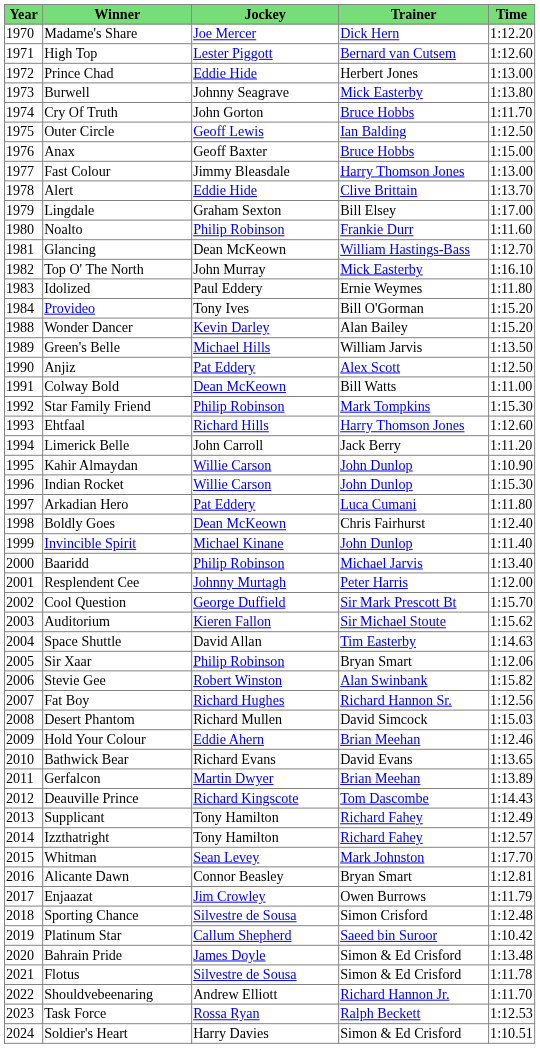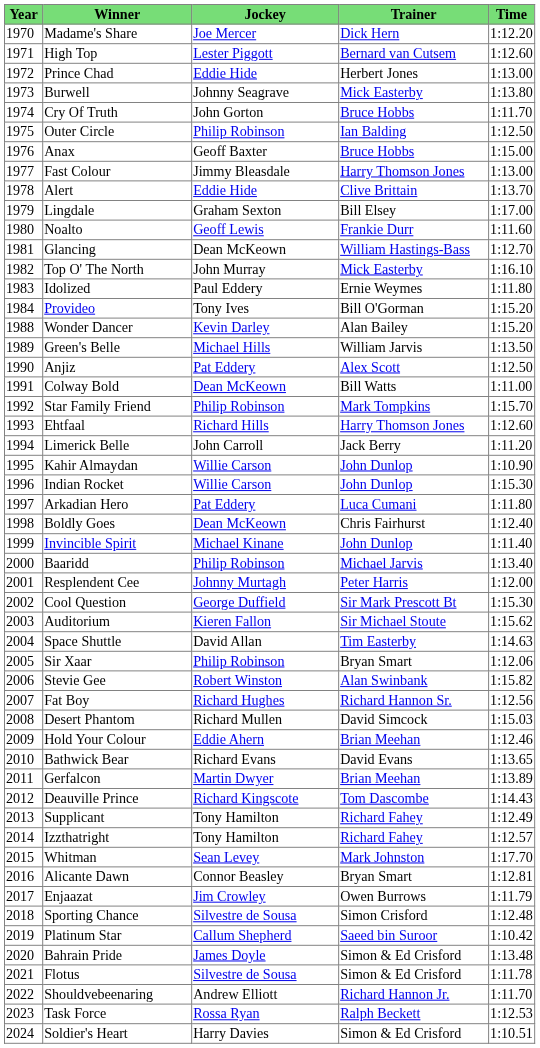(228, 131) Geoff Lewis -> (239, 131) Philip Robinson
(239, 229) Philip Robinson -> (228, 229) Geoff Lewis
(511, 406) 1:15.30 -> (511, 406) 1:15.70
(511, 602) 1:15.70 -> (511, 602) 1:15.30
